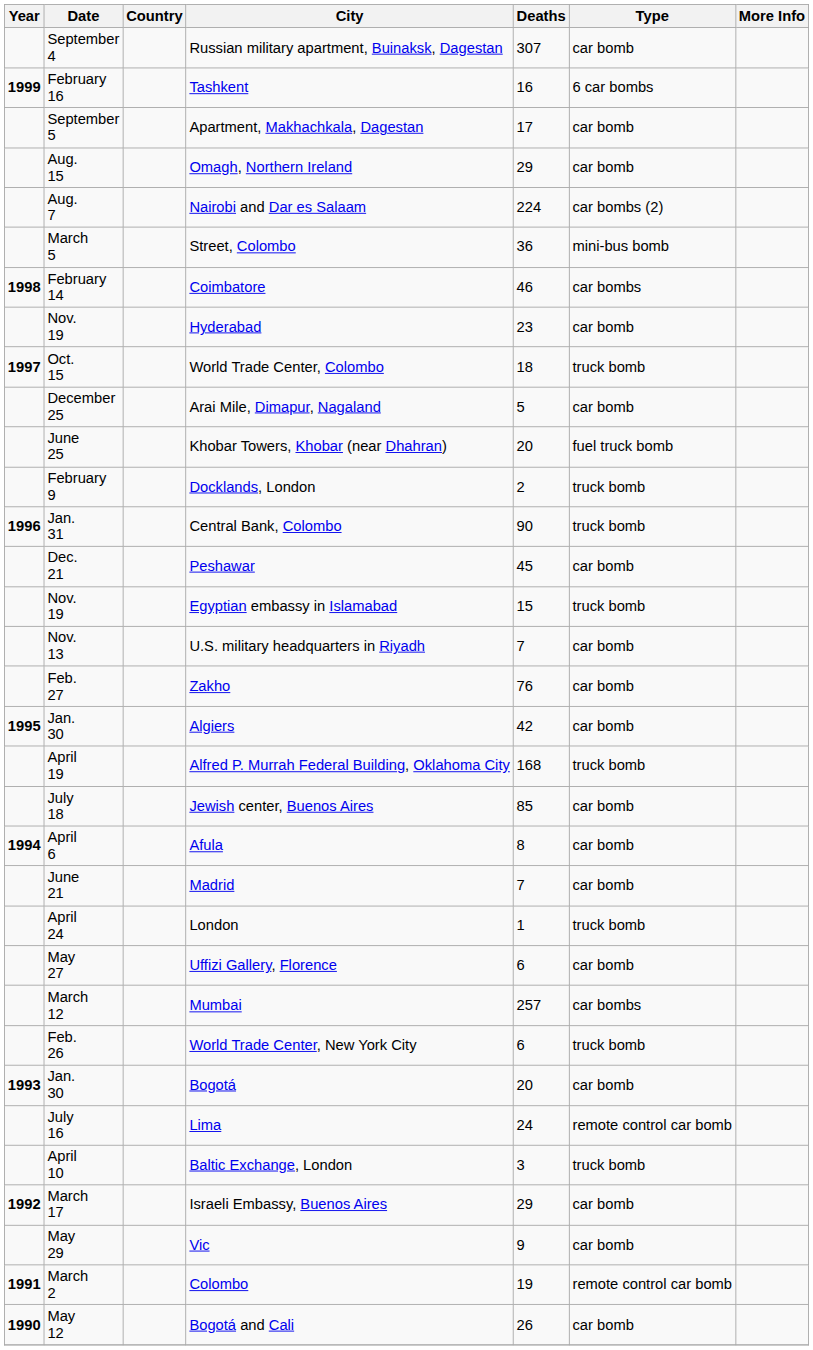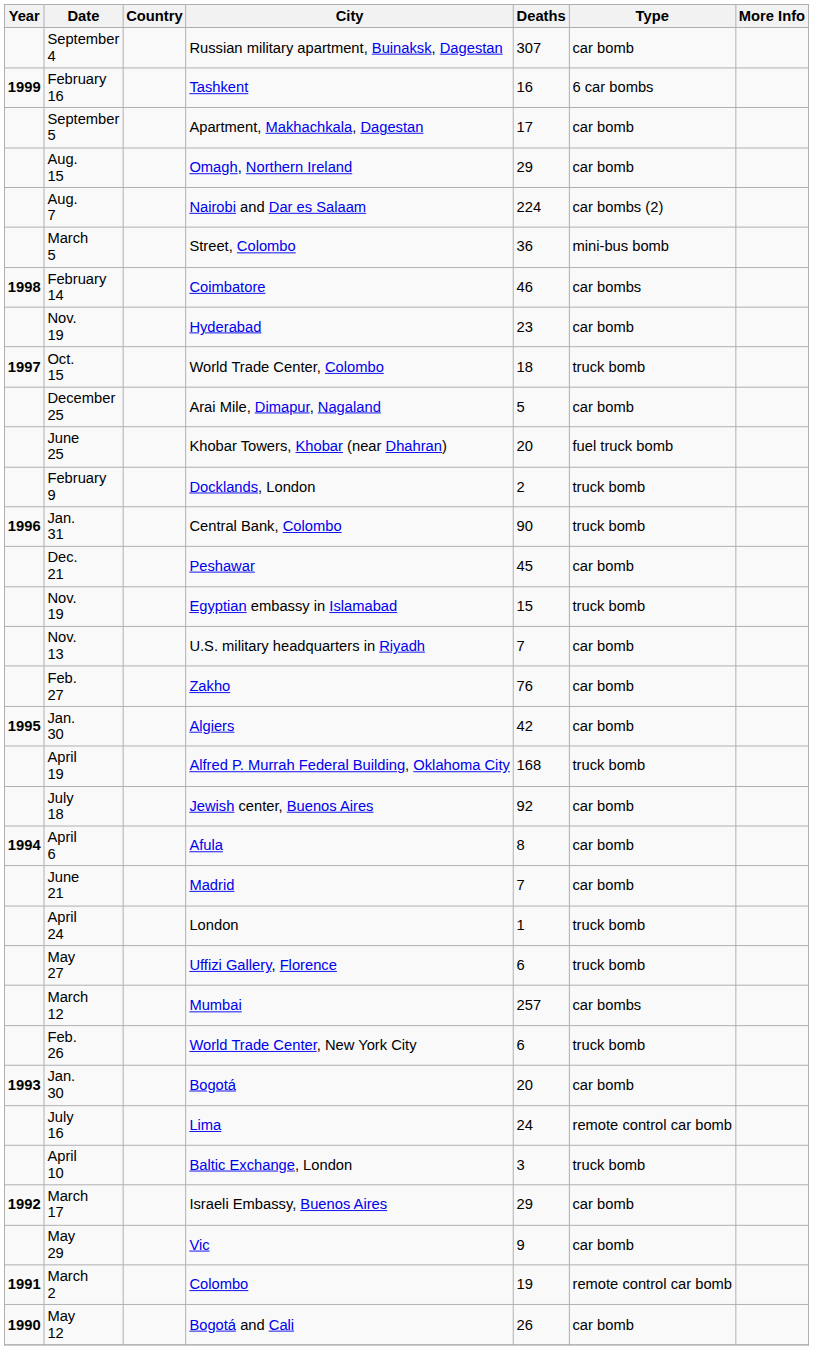(525, 805) 85 -> (525, 805) 92
(603, 965) car bomb -> (609, 965) truck bomb
